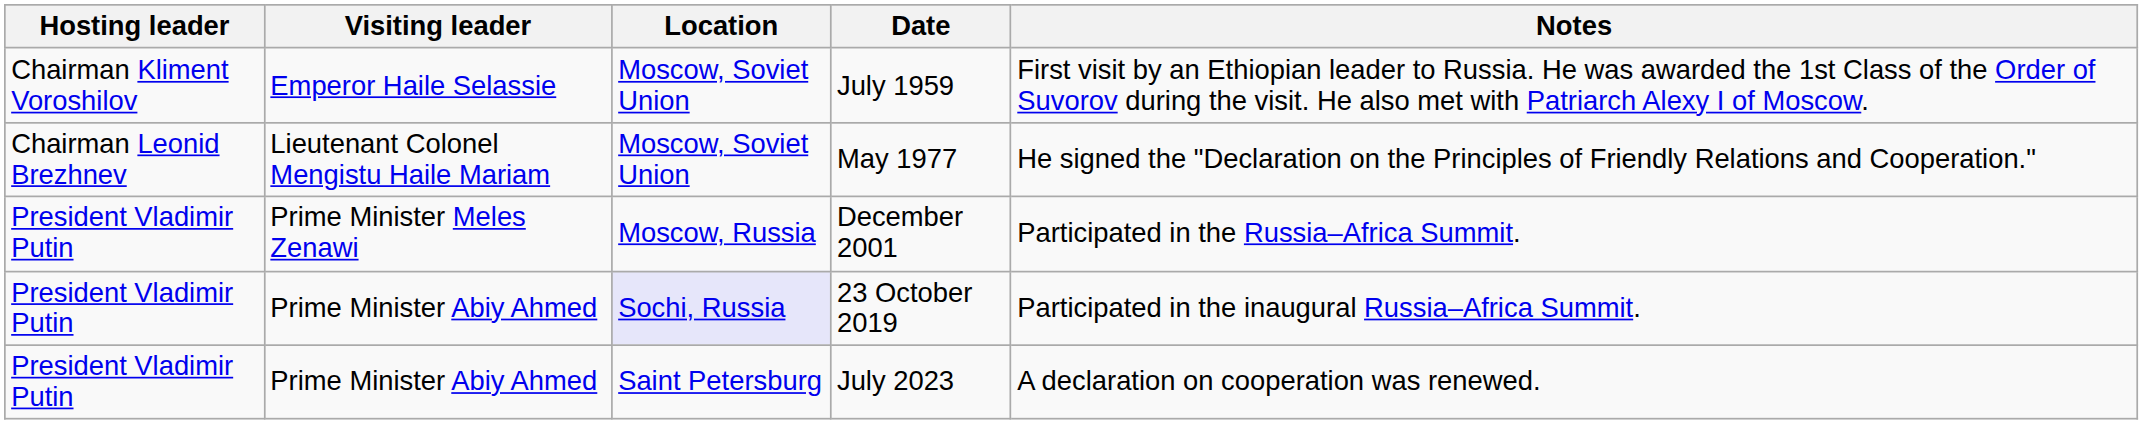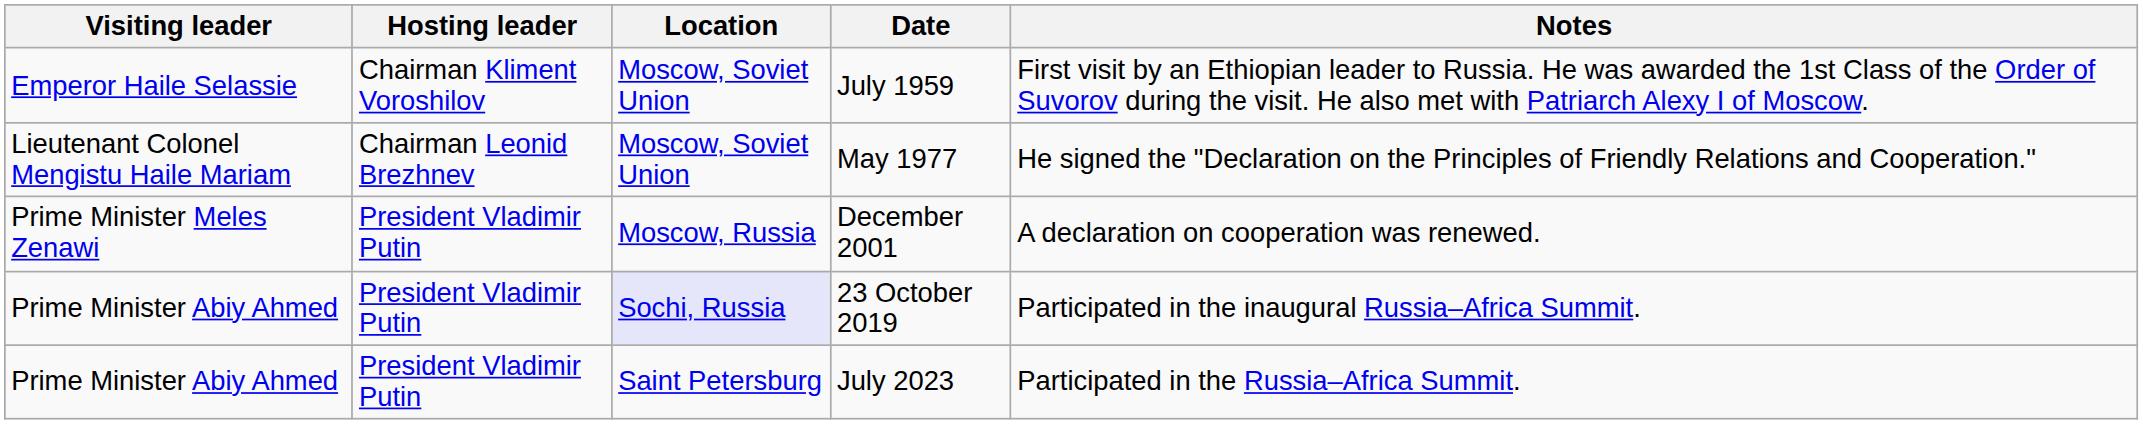columns swapped: (438, 26) <-> (134, 26)
(1269, 233) Participated in the Russia–Africa Summit. -> (1279, 233) A declaration on cooperation was renewed.
(1279, 381) A declaration on cooperation was renewed. -> (1269, 381) Participated in the Russia–Africa Summit.
